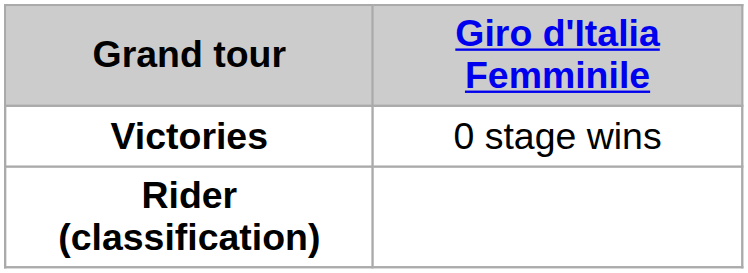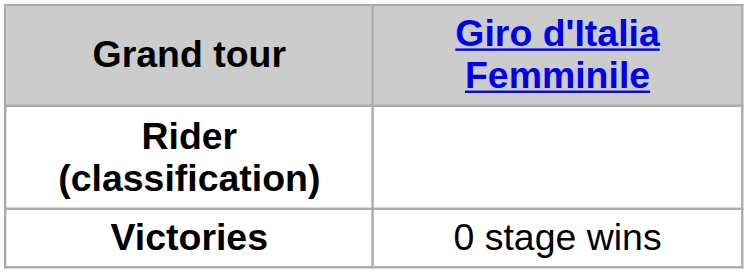rows swapped: (189, 216) <-> (189, 135)
